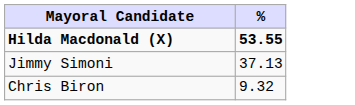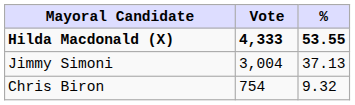+ column: (267, 16)
